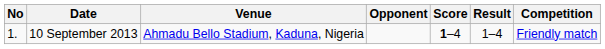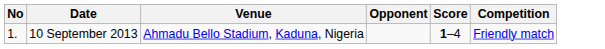- column: (492, 14)
